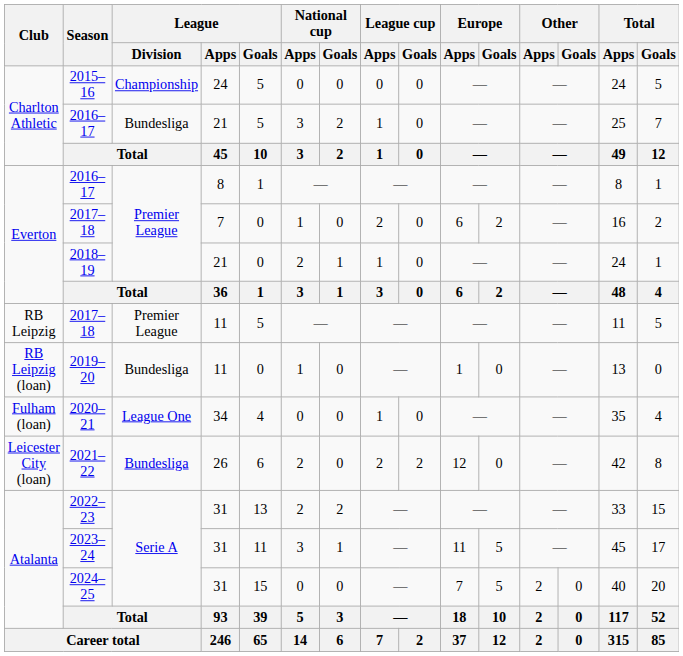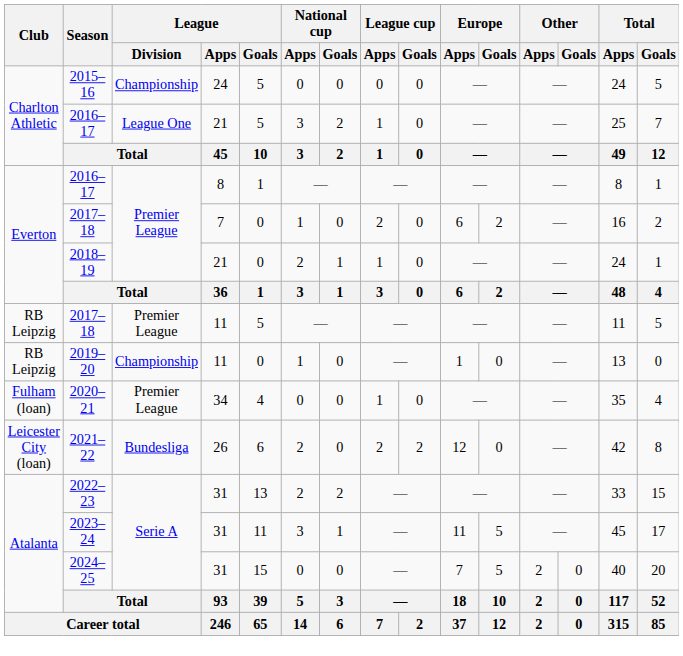(157, 123) Bundesliga -> (157, 123) League One
(34, 369) RB Leipzig (loan) -> (34, 361) RB Leipzig
(157, 369) Bundesliga -> (157, 361) Championship
(157, 416) League One -> (157, 400) Premier League
